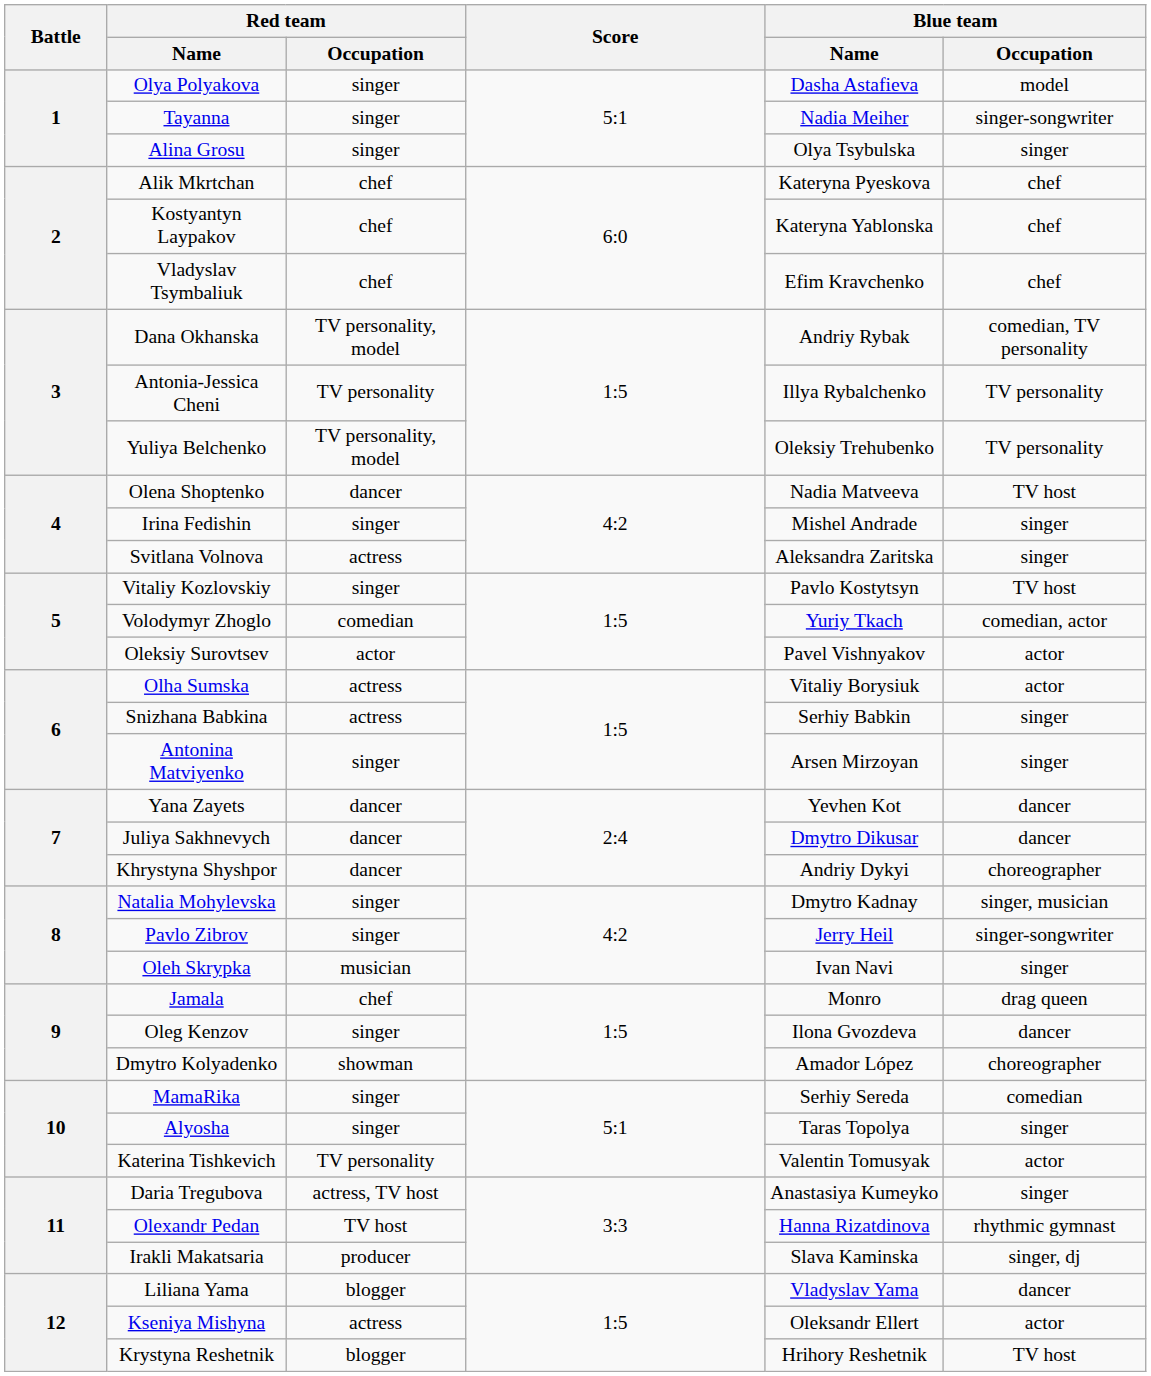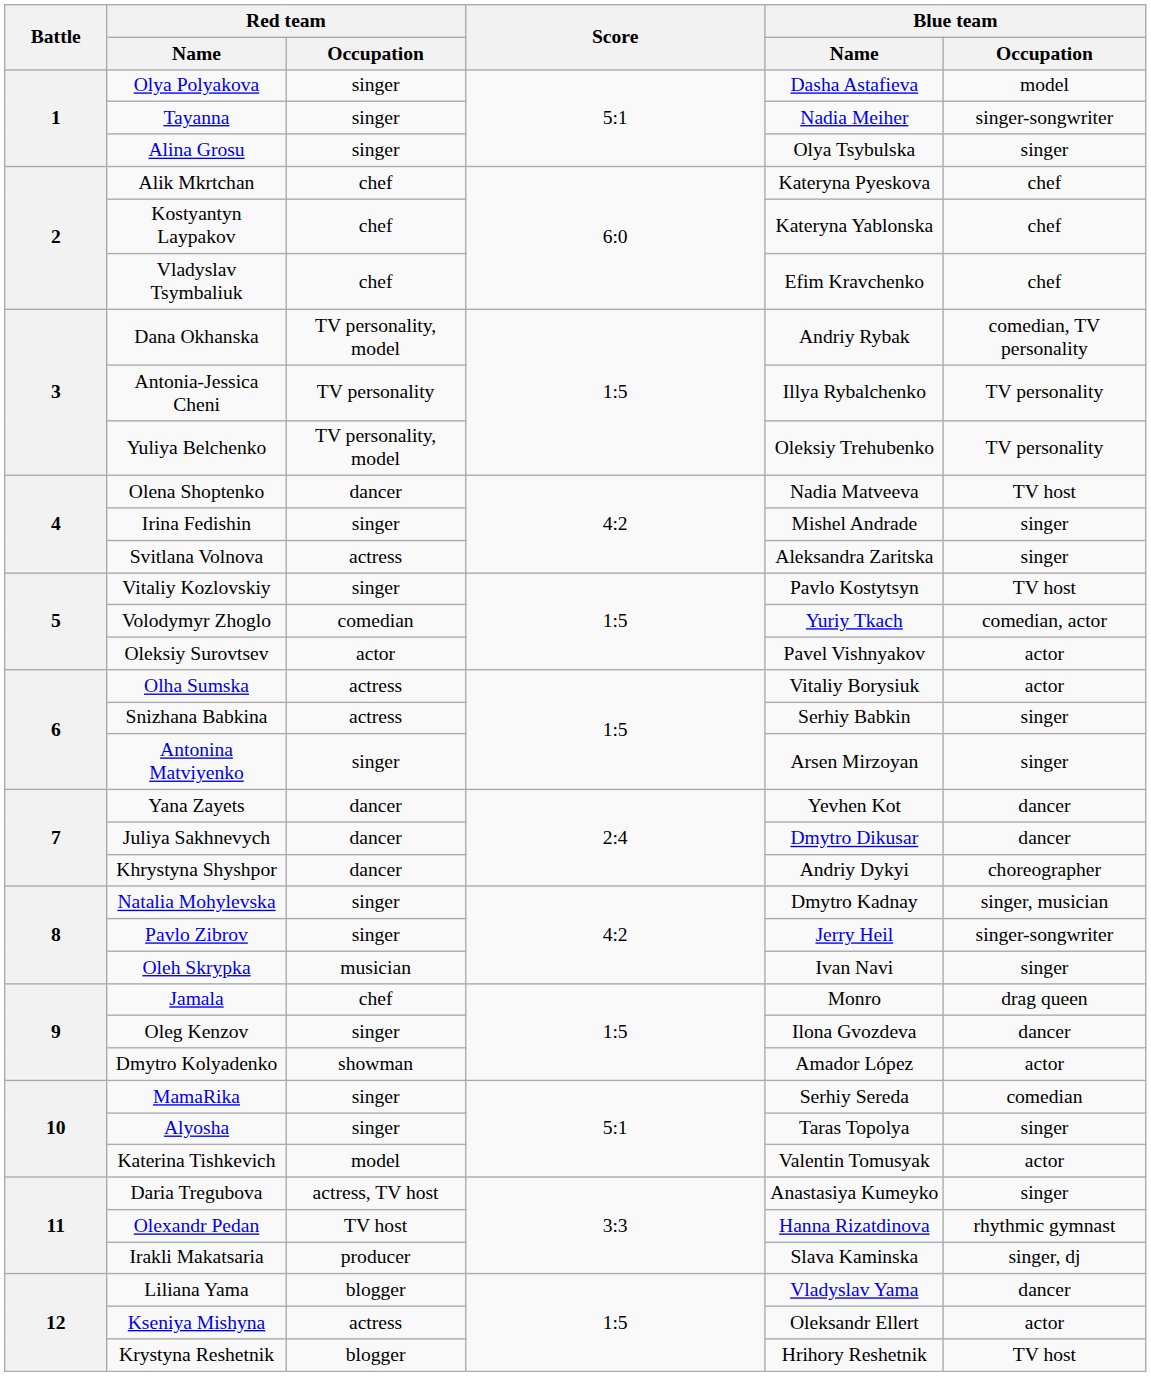(1044, 1064) choreographer -> (1044, 1064) actor
(376, 1161) TV personality -> (376, 1161) model
